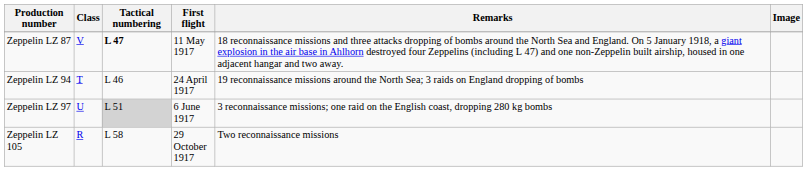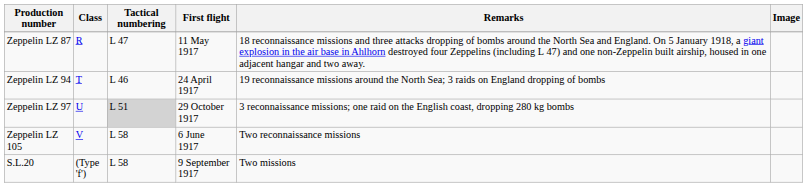(80, 40) V -> (79, 40) R
(114, 40) bold -> (119, 40) normal
(187, 113) 6 June 1917 -> (201, 113) 29 October 1917
(80, 135) R -> (79, 135) V
(190, 146) 29 October 1917 -> (191, 140) 6 June 1917
+ row: (20, 162)
